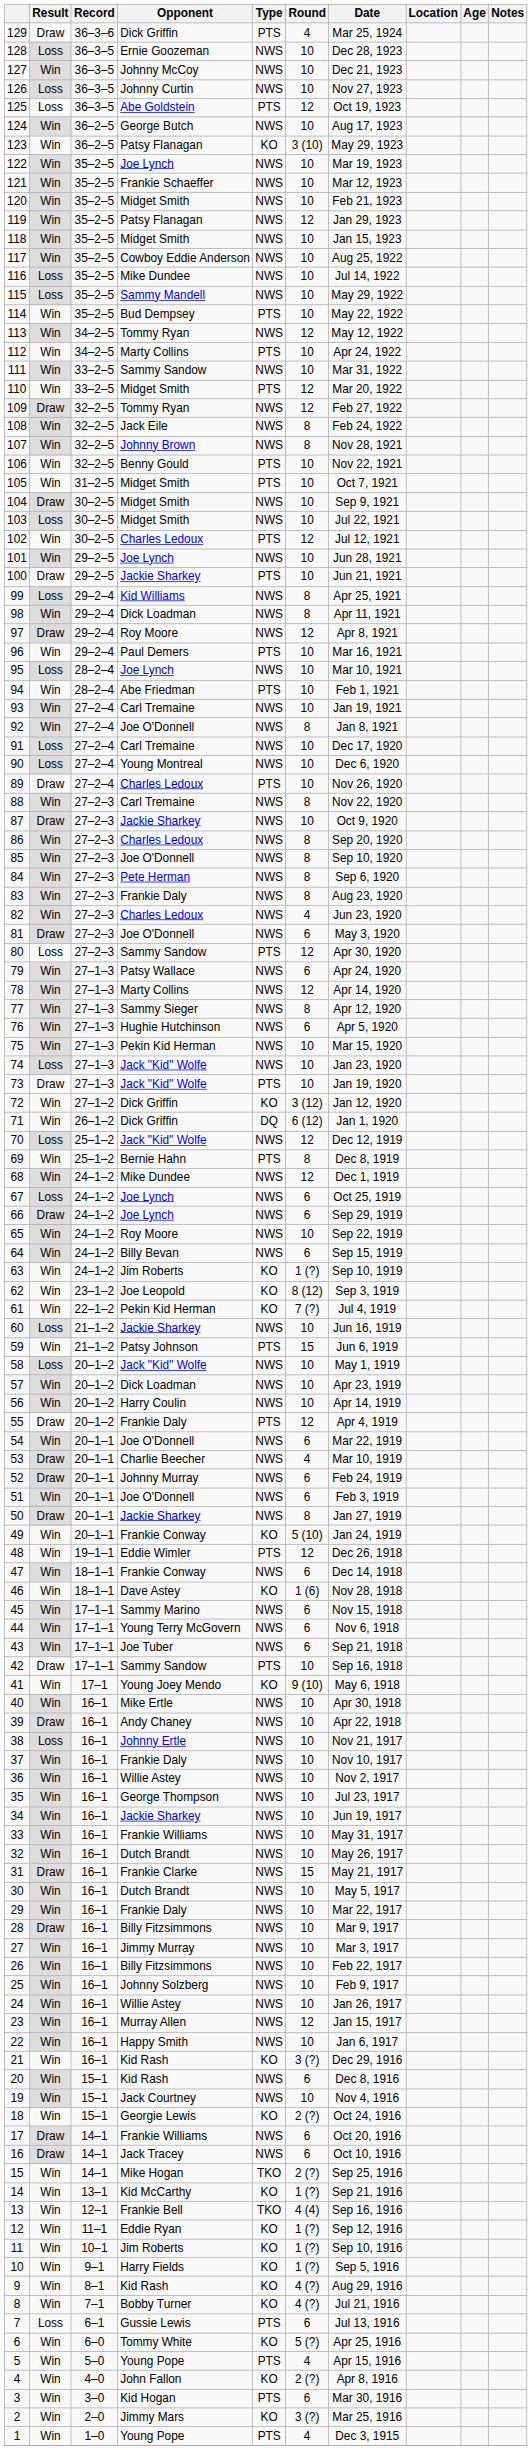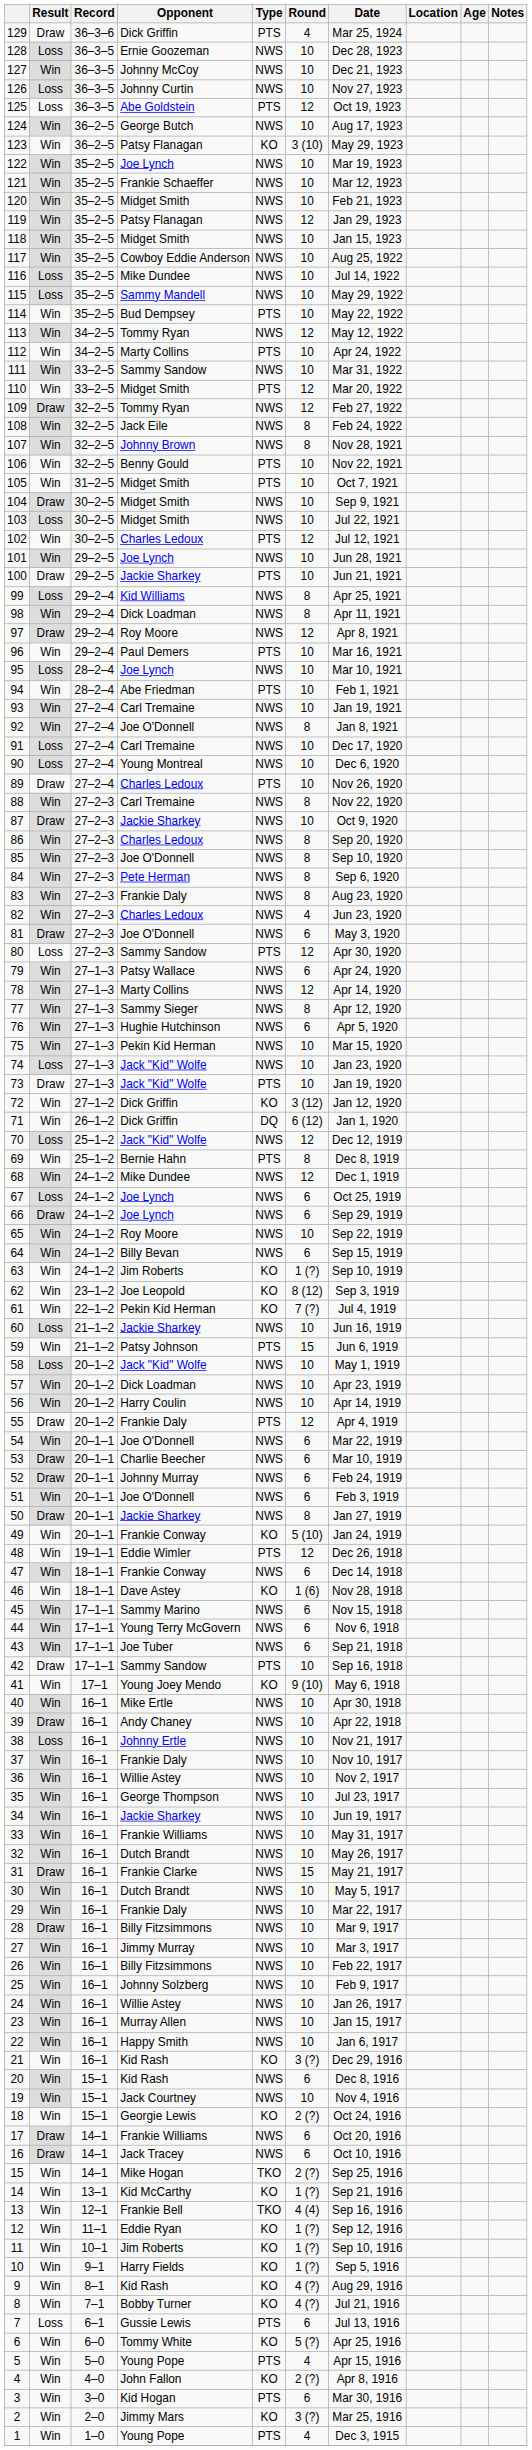(307, 1459) 4 -> (307, 1459) 6
(307, 2023) 12 -> (307, 2023) 10
